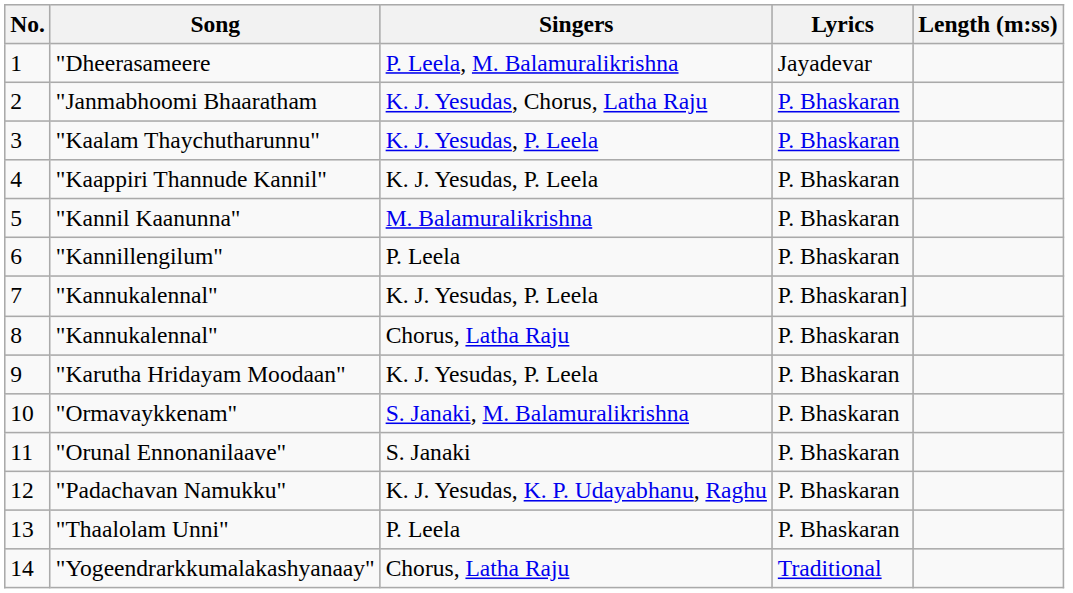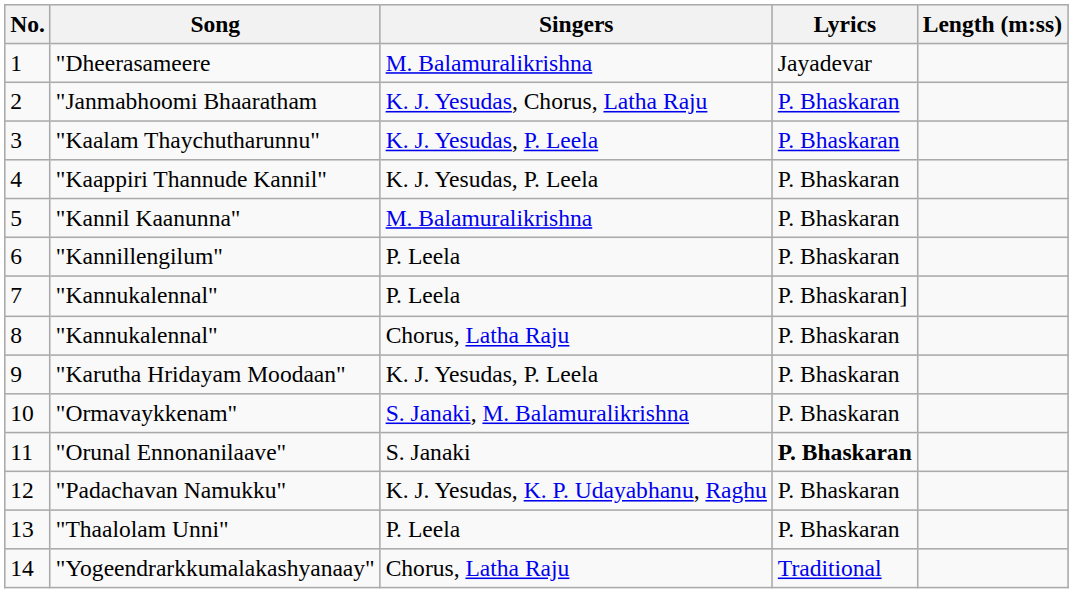(532, 62) P. Leela, M. Balamuralikrishna -> (489, 62) M. Balamuralikrishna
(492, 296) K. J. Yesudas, P. Leela -> (423, 296) P. Leela
(839, 451) normal -> (845, 451) bold
